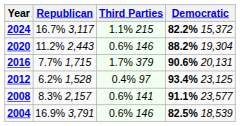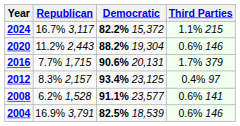columns swapped: (200, 13) <-> (131, 13)
(65, 80) 6.2% 1,528 -> (65, 80) 8.3% 2,157
(65, 96) 8.3% 2,157 -> (65, 96) 6.2% 1,528
